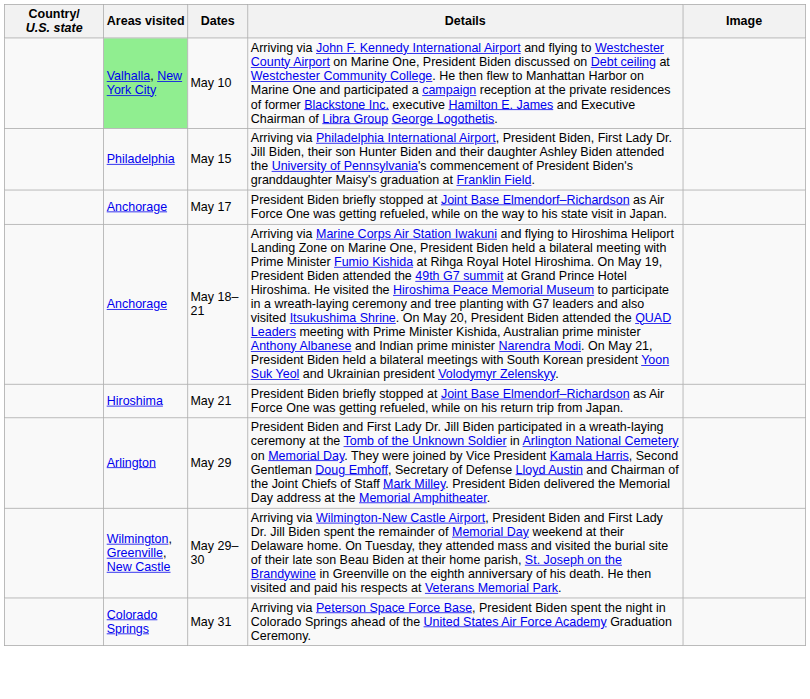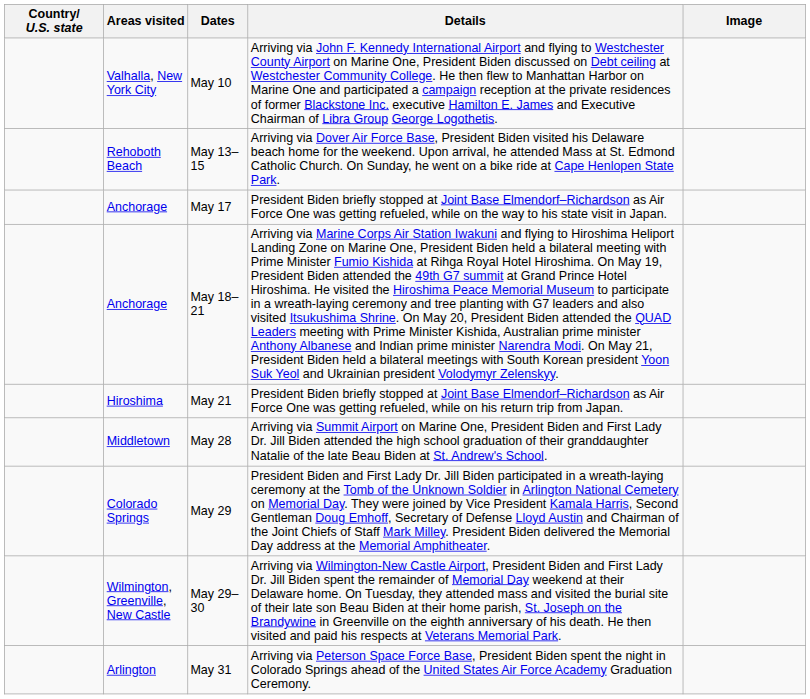(144, 83) lightgreen background -> (144, 83) no background
+ row: (214, 159)
- row: (211, 159)
+ row: (211, 442)
(131, 463) Arlington -> (132, 510) Colorado Springs
(132, 622) Colorado Springs -> (131, 669) Arlington
